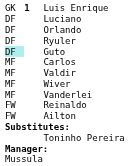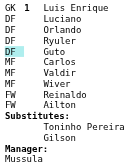- row: (68, 95)
+ row: (60, 138)
